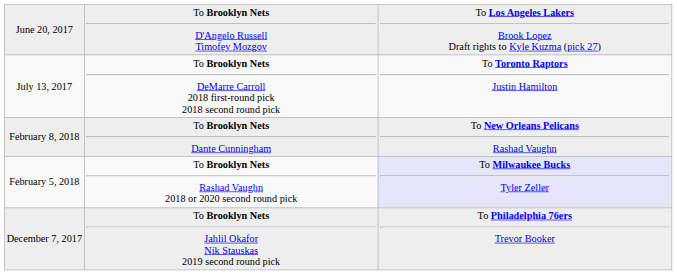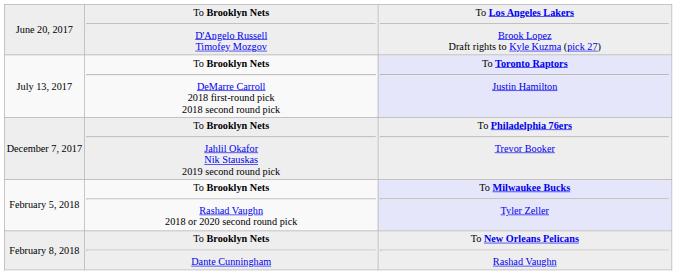(525, 74) no background -> (525, 74) lavender background
rows swapped: (44, 238) <-> (44, 137)
